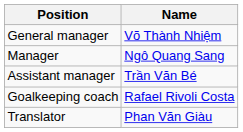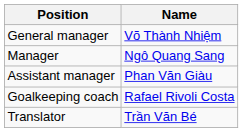(160, 76) Trần Văn Bé -> (168, 76) Phan Văn Giàu
(168, 117) Phan Văn Giàu -> (160, 117) Trần Văn Bé
